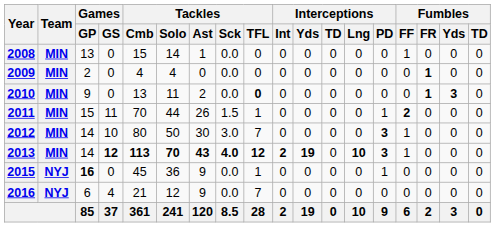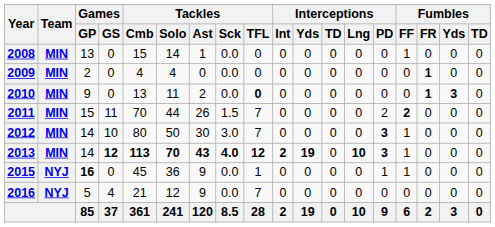(258, 113) 1 -> (258, 113) 7
(385, 113) 1 -> (385, 113) 2
(407, 172) 0 -> (407, 172) 1
(87, 192) 6 -> (87, 192) 5
